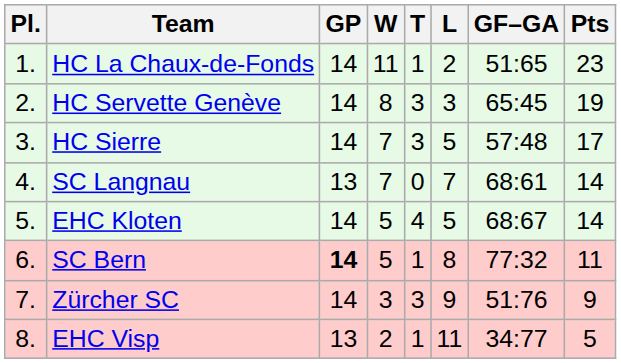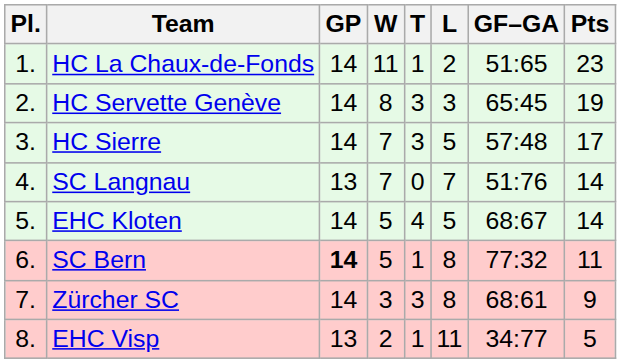(517, 181) 68:61 -> (517, 181) 51:76
(449, 299) 9 -> (449, 299) 8
(517, 299) 51:76 -> (517, 299) 68:61
